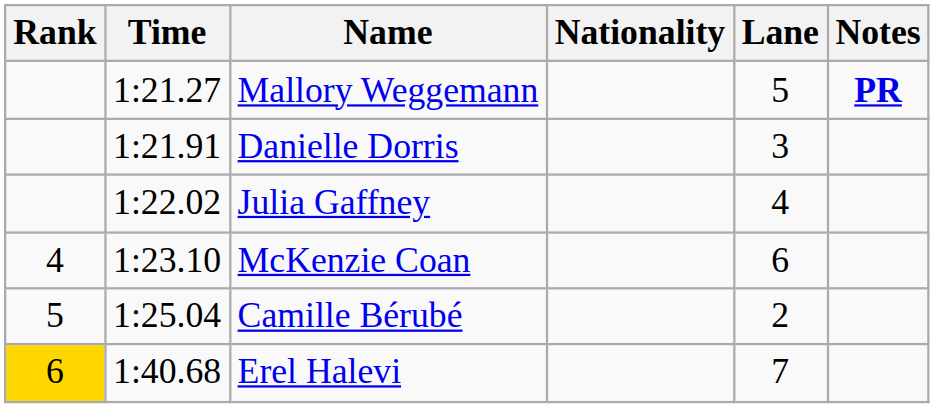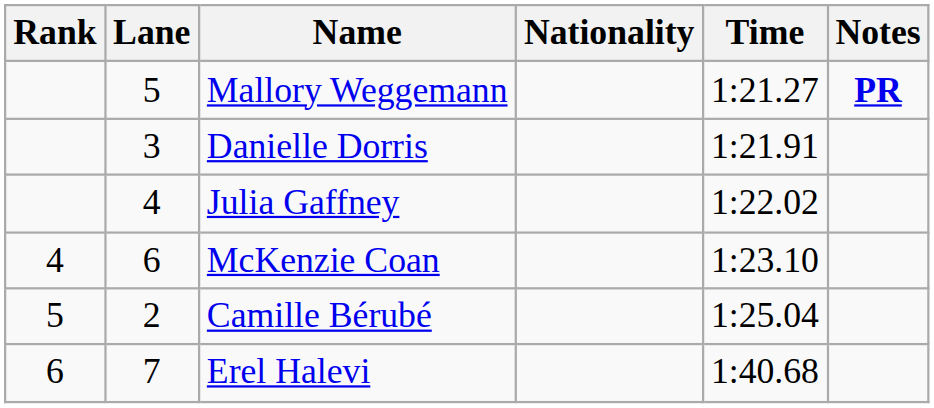columns swapped: (780, 32) <-> (167, 32)
(55, 372) gold background -> (55, 372) no background
